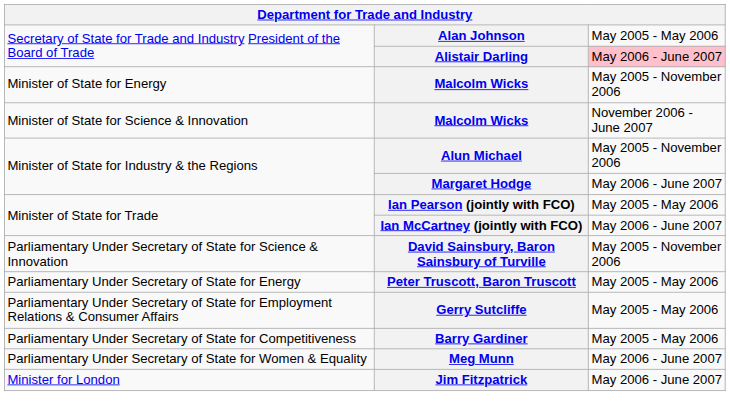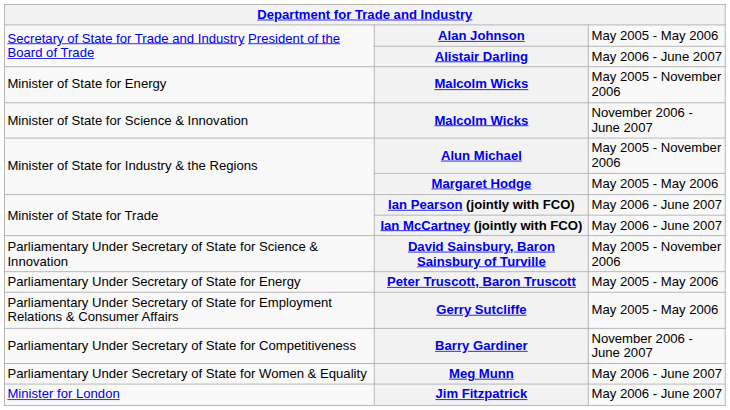(657, 56) pink background -> (657, 56) no background
(657, 184) May 2006 - June 2007 -> (655, 184) May 2005 - May 2006
(655, 204) May 2005 - May 2006 -> (657, 204) May 2006 - June 2007
(655, 338) May 2005 - May 2006 -> (642, 345) November 2006 - June 2007
